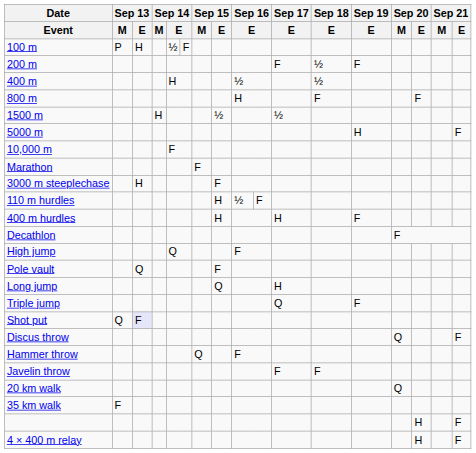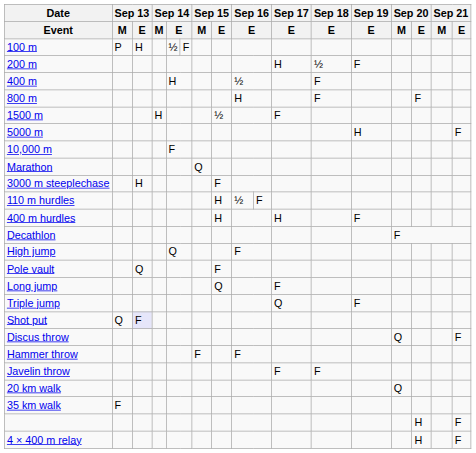(277, 64) F -> (278, 64) H
(318, 82) ½ -> (317, 82) F
(279, 116) ½ -> (277, 116) F
(198, 167) F -> (199, 167) Q
(278, 286) H -> (277, 286) F
(199, 355) Q -> (198, 355) F
